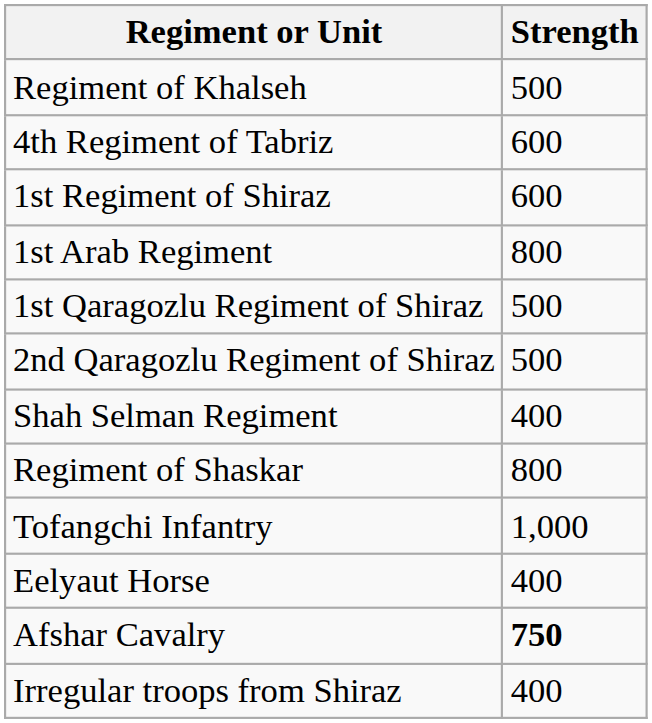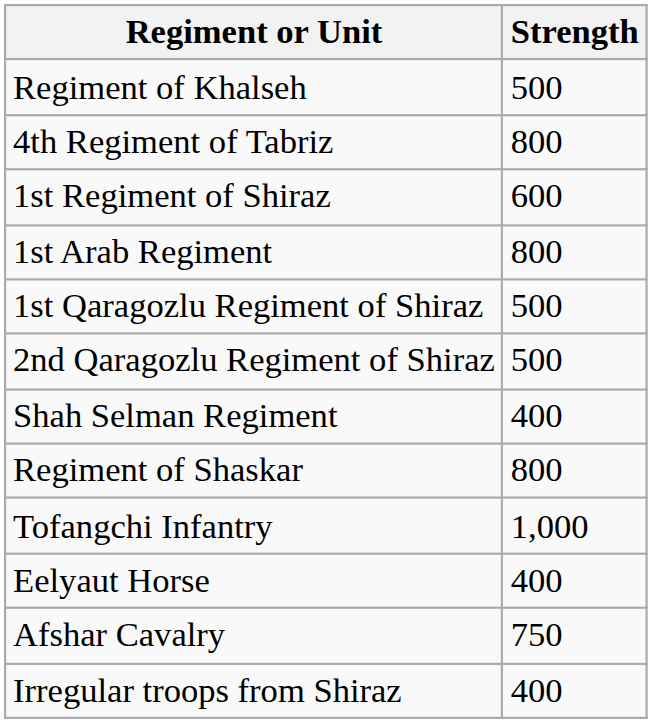(537, 141) 600 -> (537, 141) 800
(537, 634) bold -> (537, 634) normal
